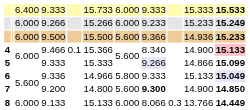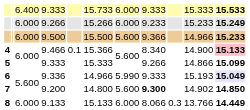(199, 36) 14.936 -> (199, 36) 14.966
(154, 63) lavender background -> (154, 63) no background
(127, 76) 5.800 -> (127, 76) 5.990
(199, 76) 15.133 -> (199, 76) 15.193
(199, 89) 14.900 -> (199, 89) 14.902
